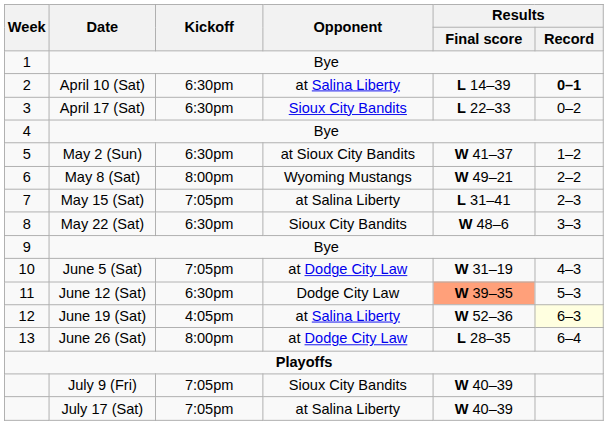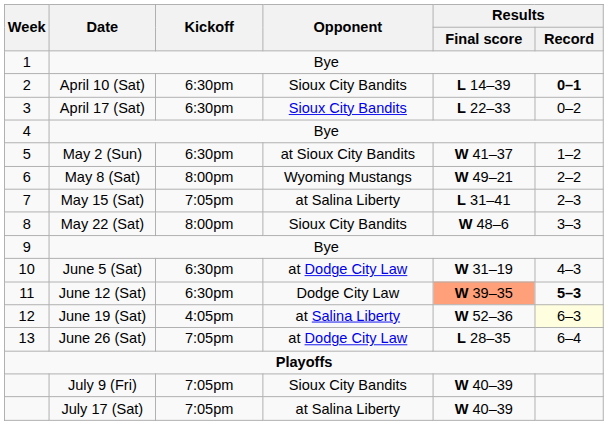(348, 85) at Salina Liberty -> (348, 85) Sioux City Bandits
(209, 223) 6:30pm -> (209, 223) 8:00pm
(209, 270) 7:05pm -> (209, 270) 6:30pm
(569, 293) normal -> (569, 293) bold
(209, 339) 8:00pm -> (209, 339) 7:05pm
